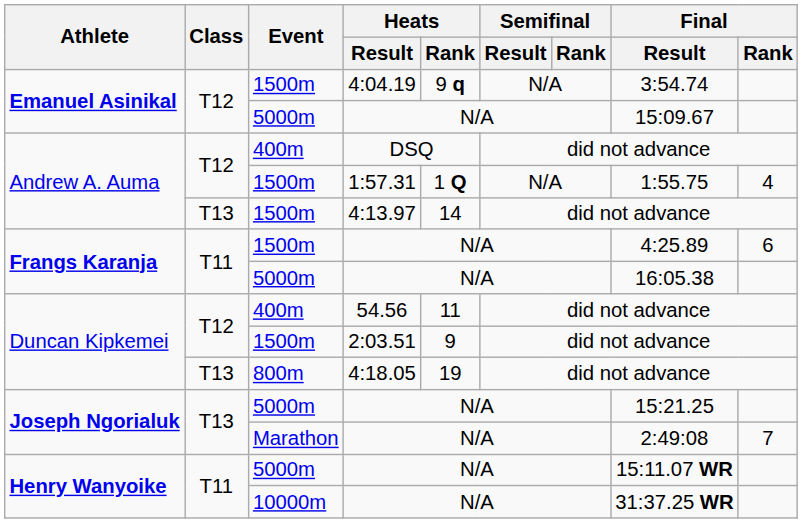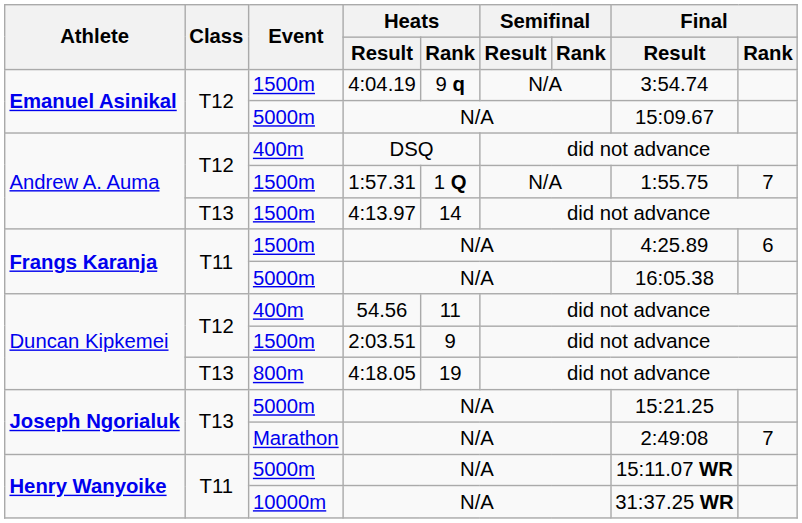(768, 182) 4 -> (768, 182) 7
